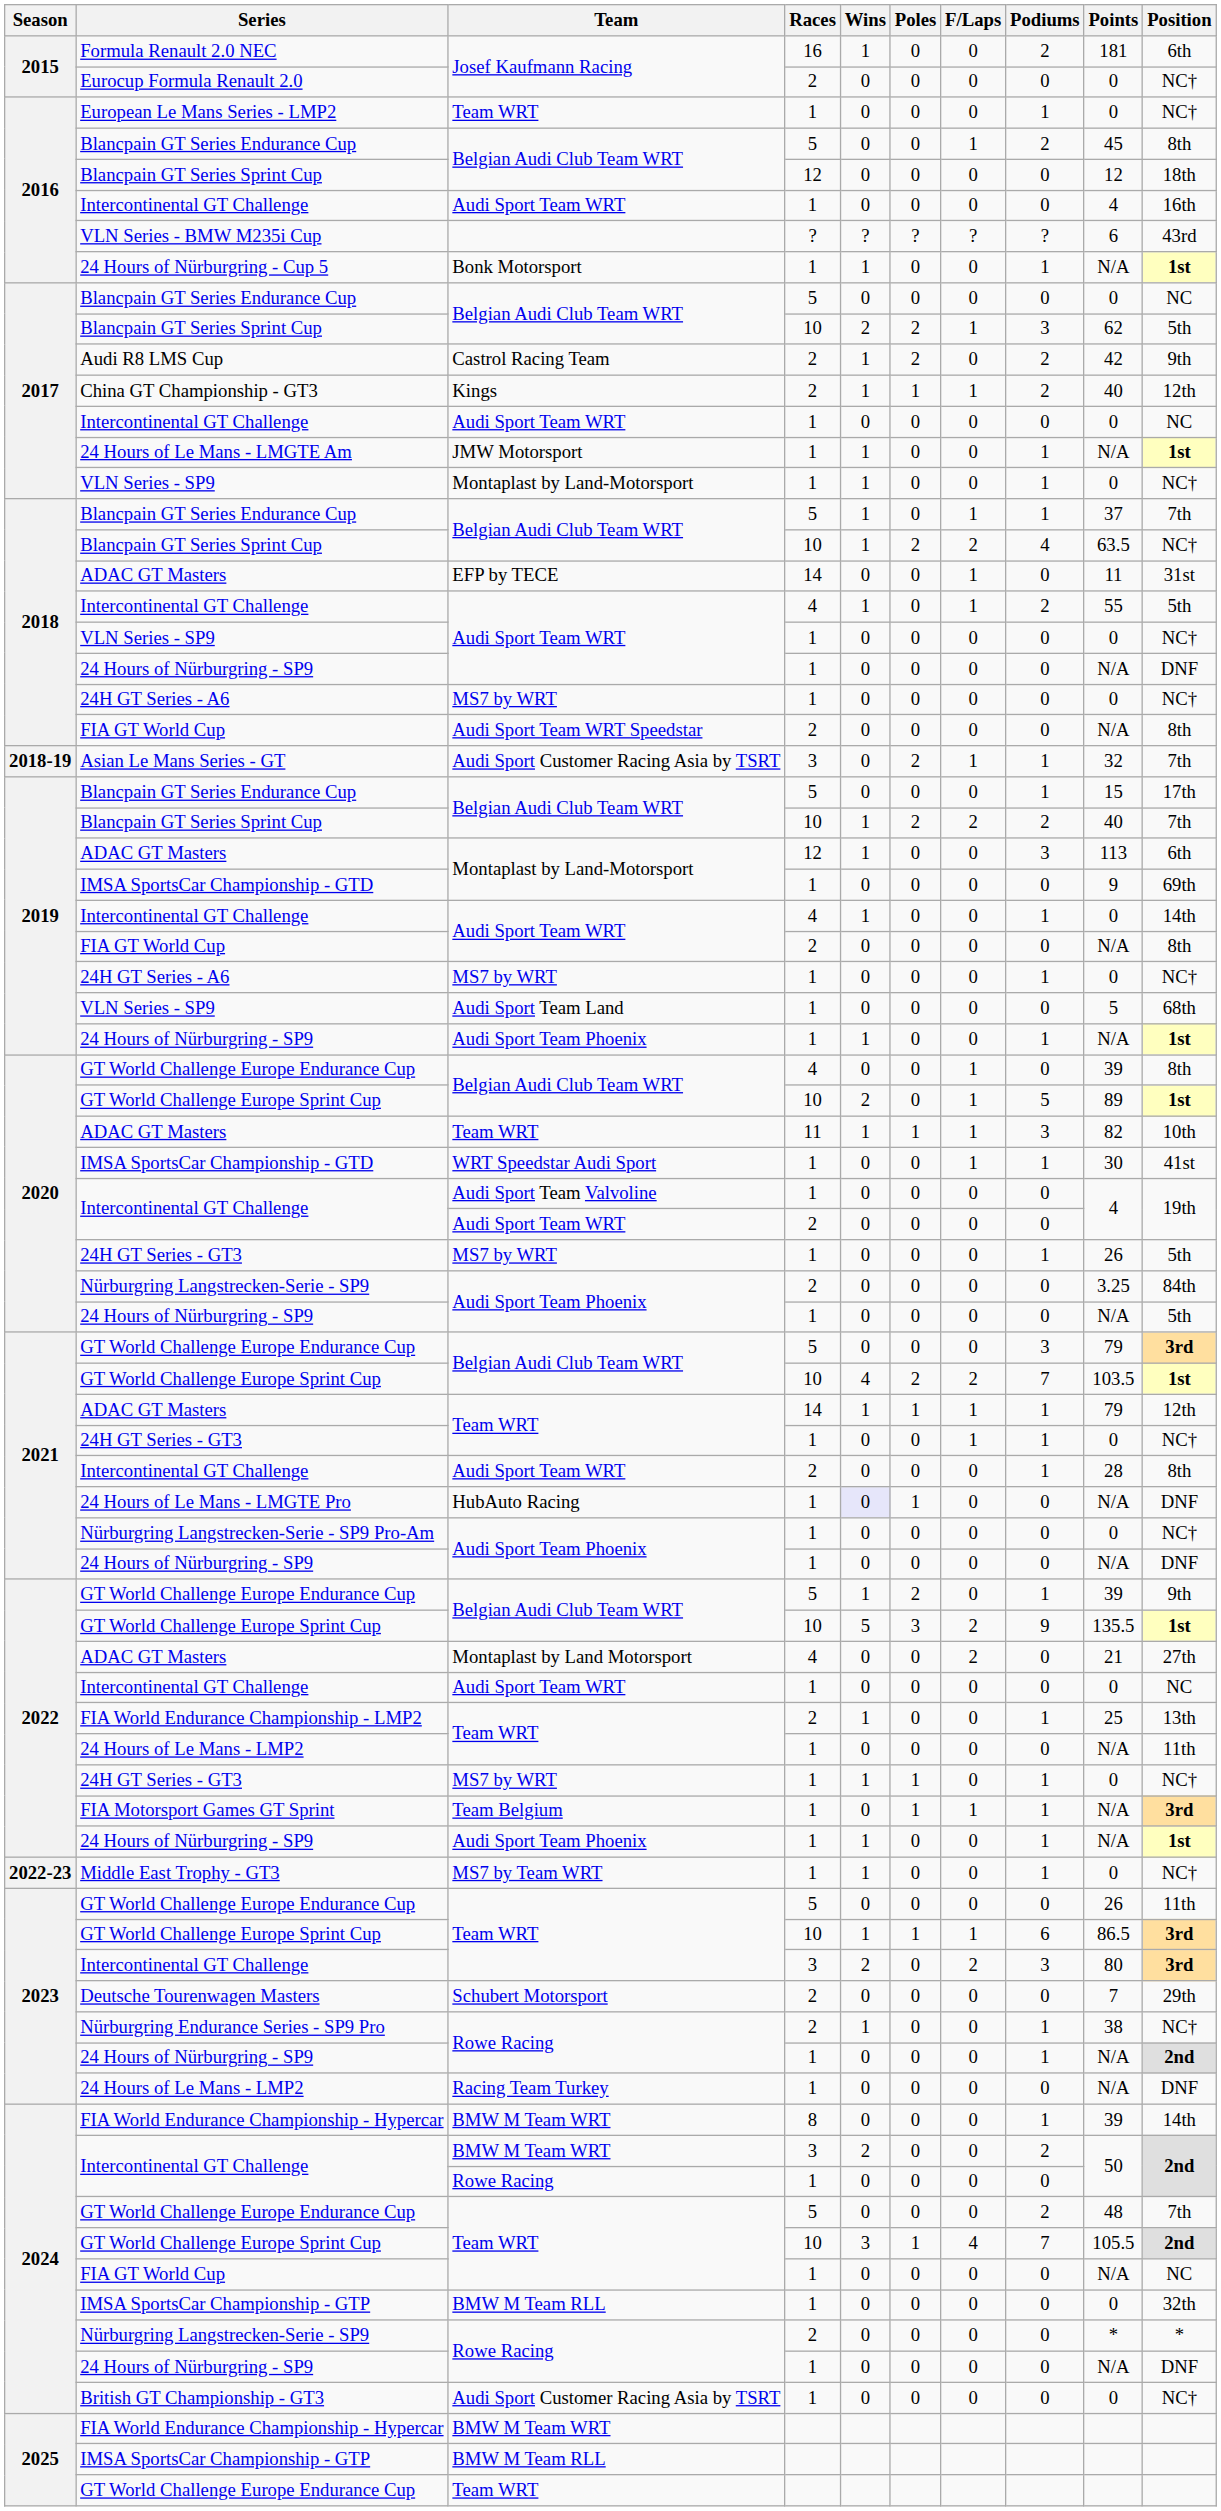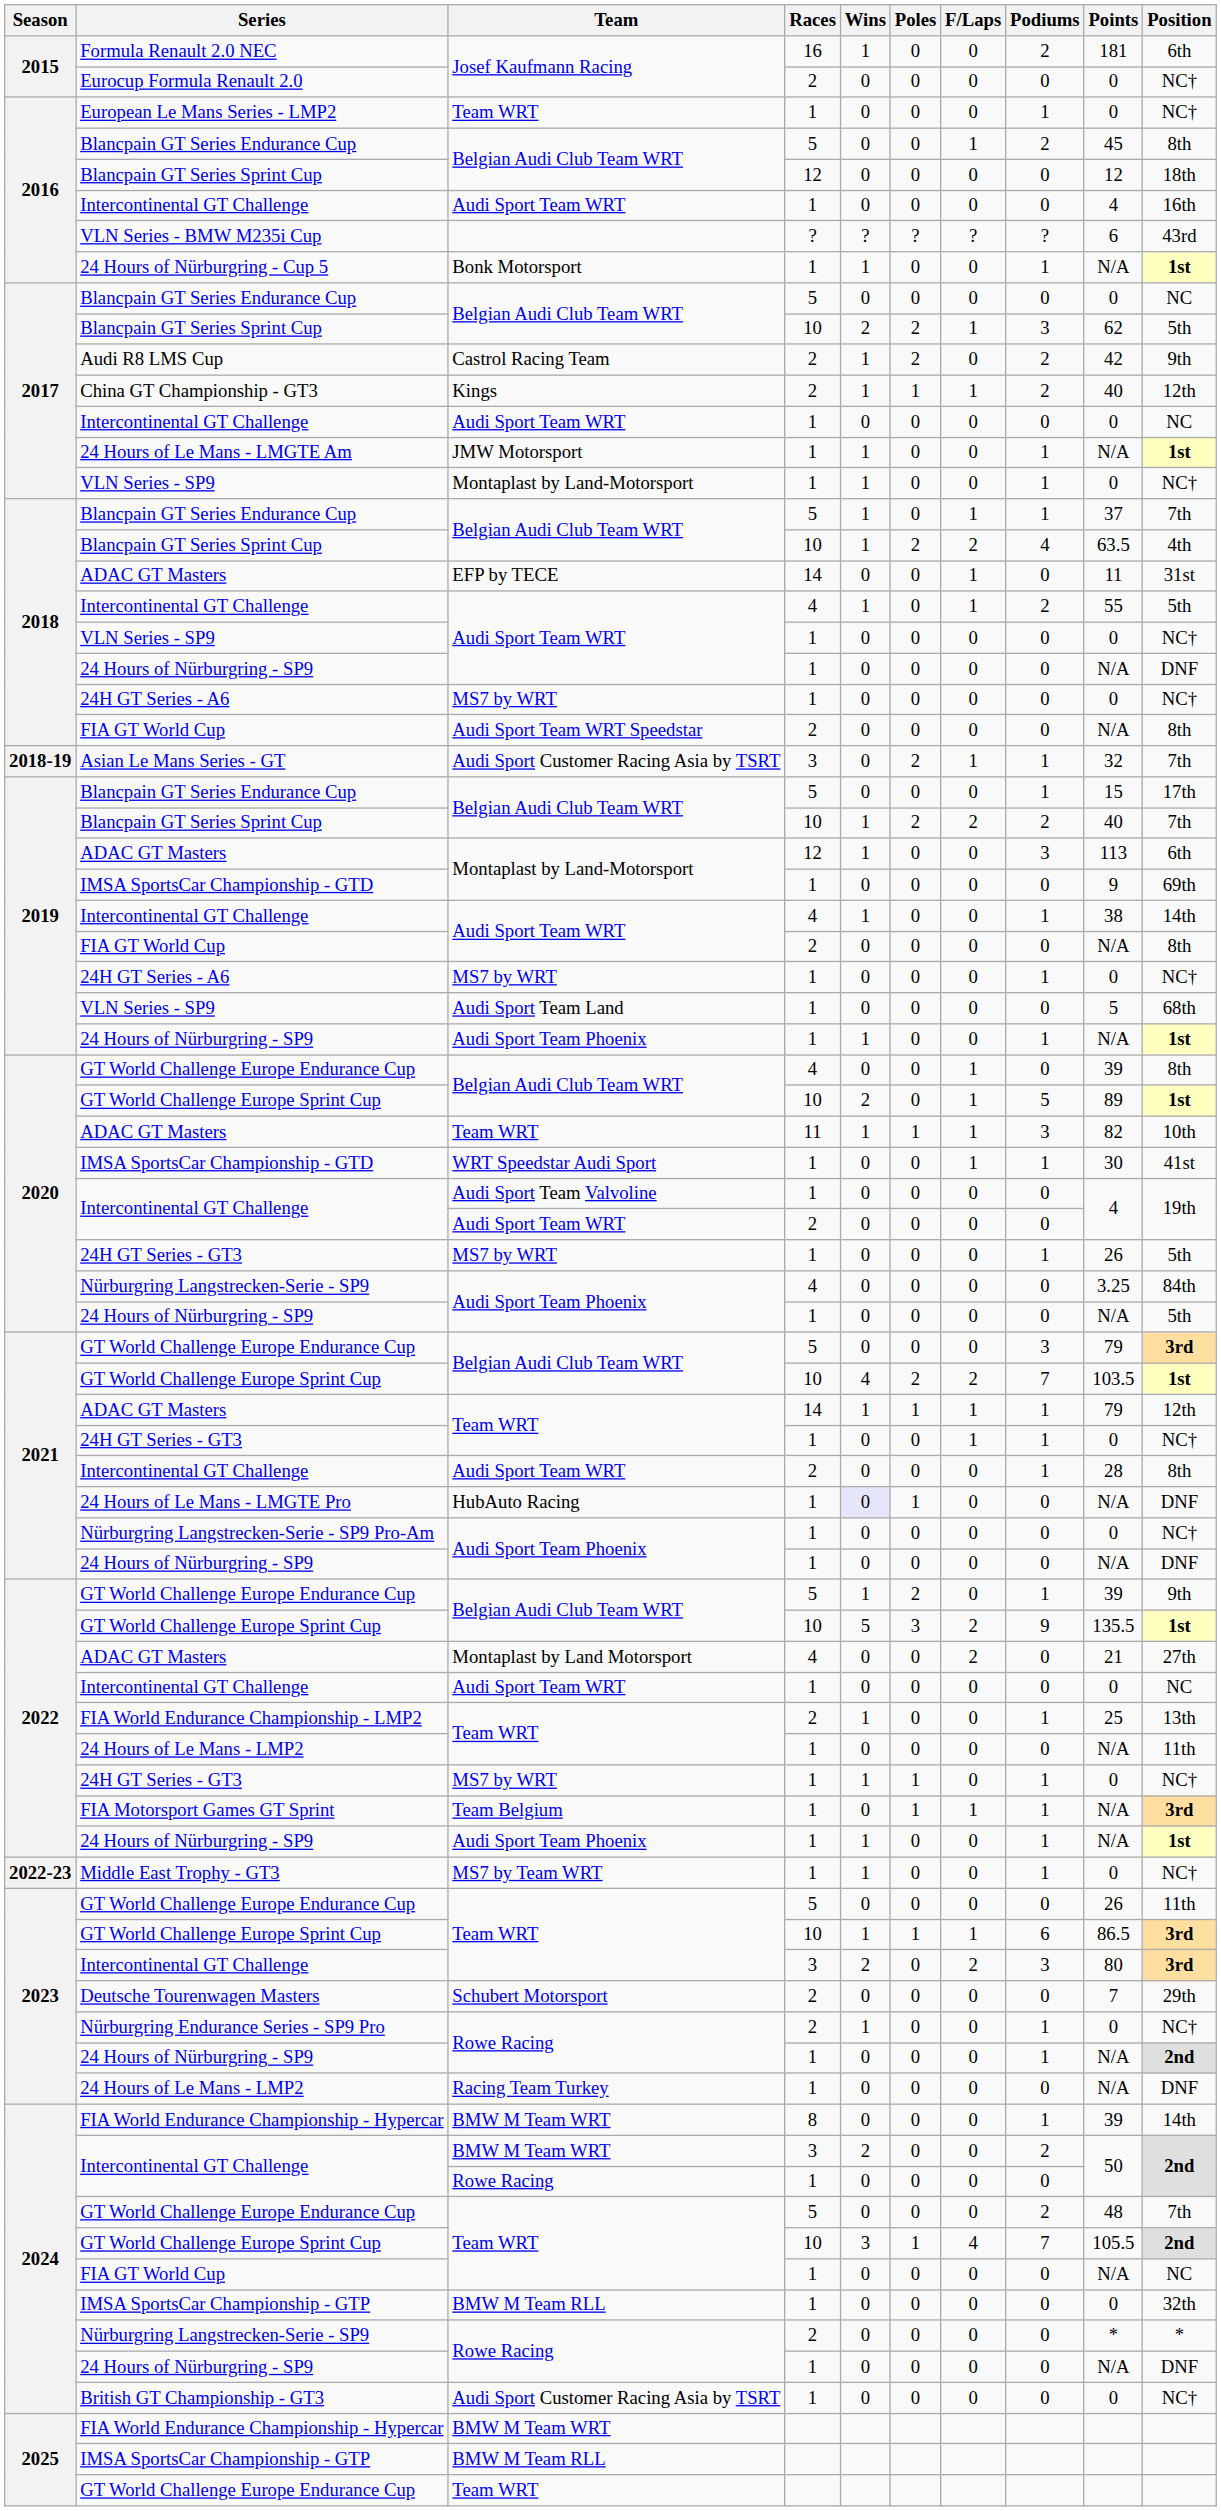(1179, 545) NC† -> (1179, 545) 4th
(1113, 915) 0 -> (1113, 915) 38
(813, 1286) 2 -> (813, 1286) 4
(1113, 2027) 38 -> (1113, 2027) 0
